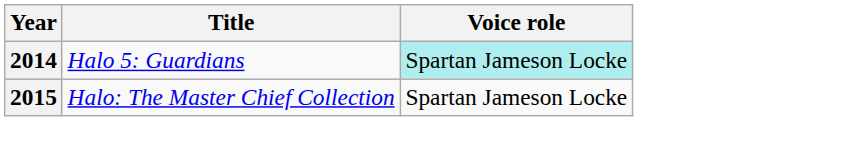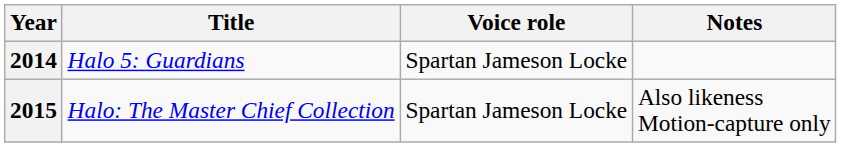+ column: (734, 23)
(516, 60) paleturquoise background -> (516, 60) no background
